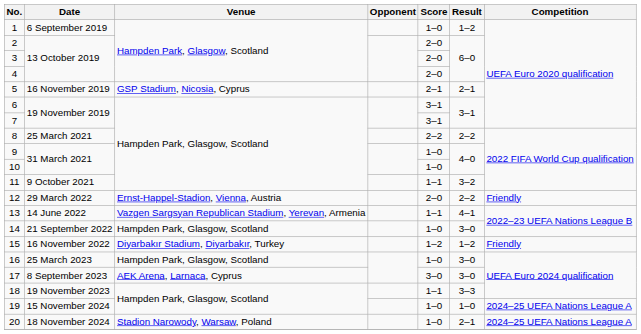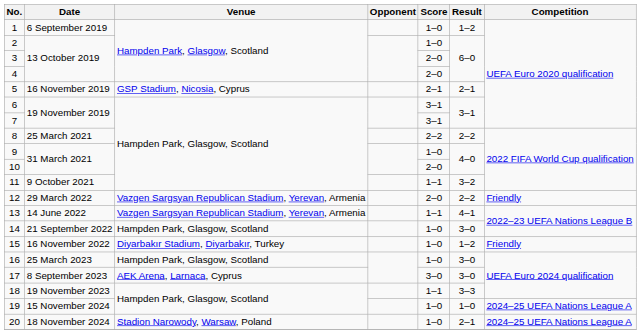(434, 43) 2–0 -> (434, 43) 1–0
(434, 167) 1–0 -> (434, 167) 2–0
(199, 197) Ernst-Happel-Stadion, Vienna, Austria -> (241, 197) Vazgen Sargsyan Republican Stadium, Yerevan, Armenia
(434, 244) 1–2 -> (434, 244) 1–0
